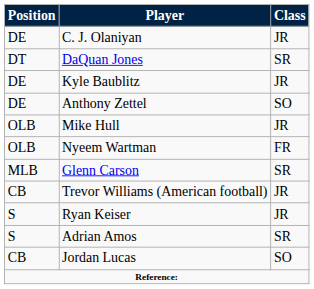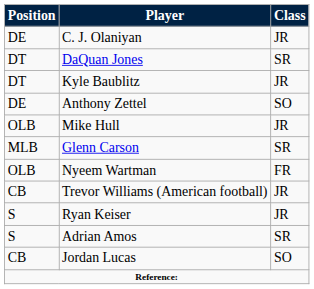(17, 81) DE -> (17, 81) DT
rows swapped: (100, 170) <-> (109, 147)
